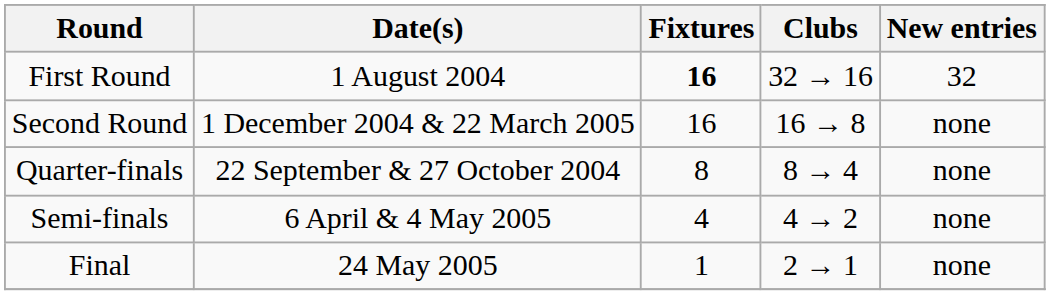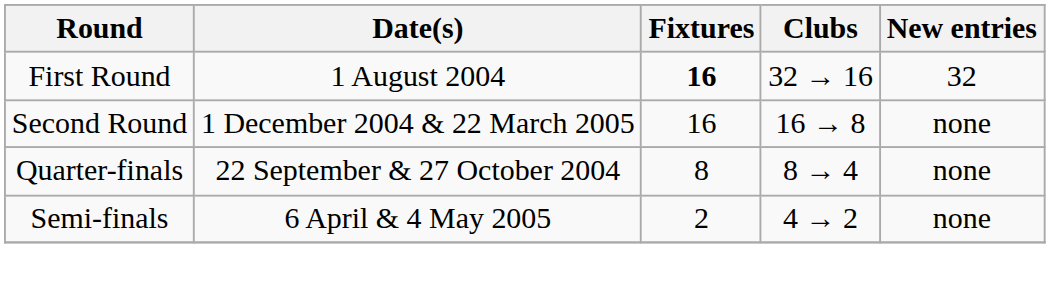(701, 218) 4 -> (701, 218) 2
- row: (100, 265)
